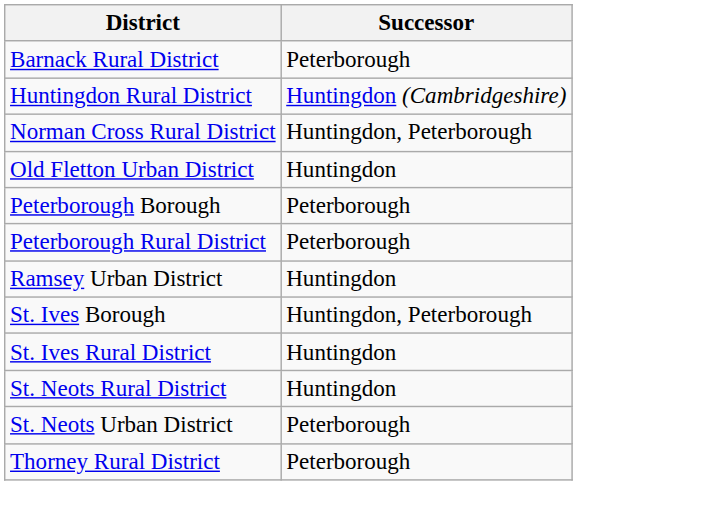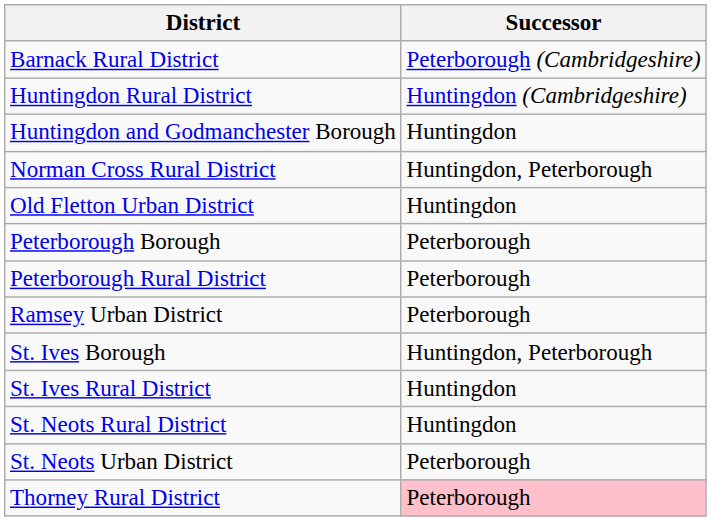(348, 59) Peterborough -> (554, 59) Peterborough (Cambridgeshire)
+ row: (203, 132)
(341, 278) Huntingdon -> (469, 315) Peterborough
(348, 461) no background -> (469, 497) pink background
